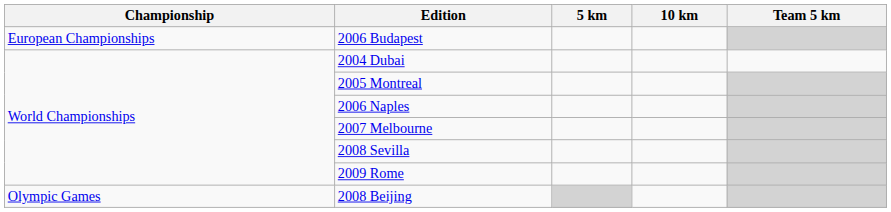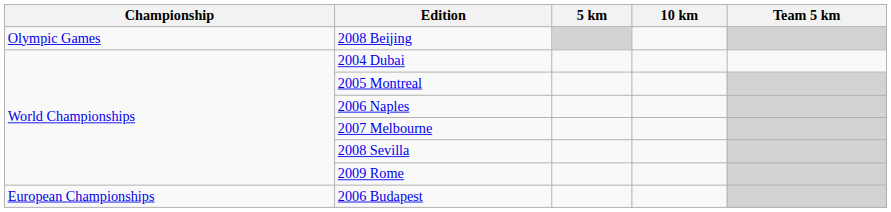rows swapped: (375, 196) <-> (380, 38)
